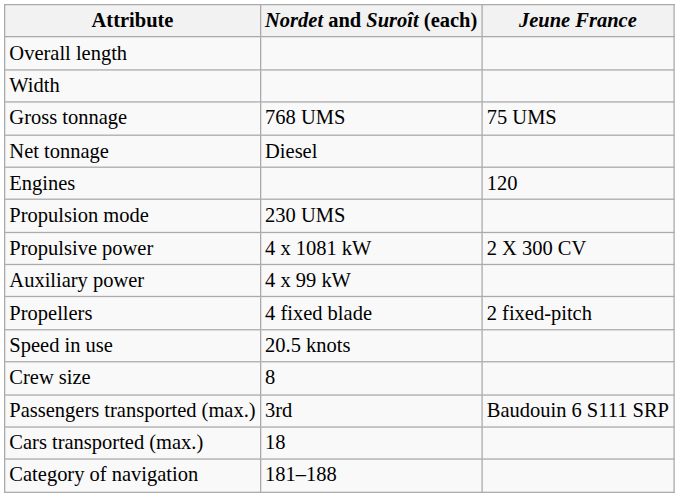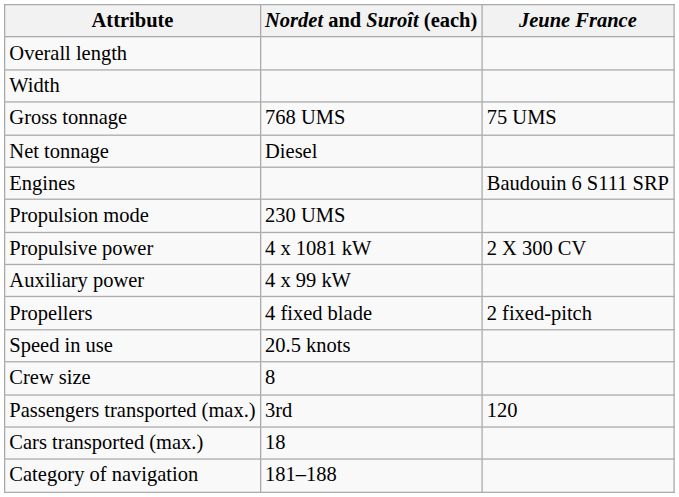(502, 183) 120 -> (578, 183) Baudouin 6 S111 SRP
(578, 410) Baudouin 6 S111 SRP -> (502, 410) 120
